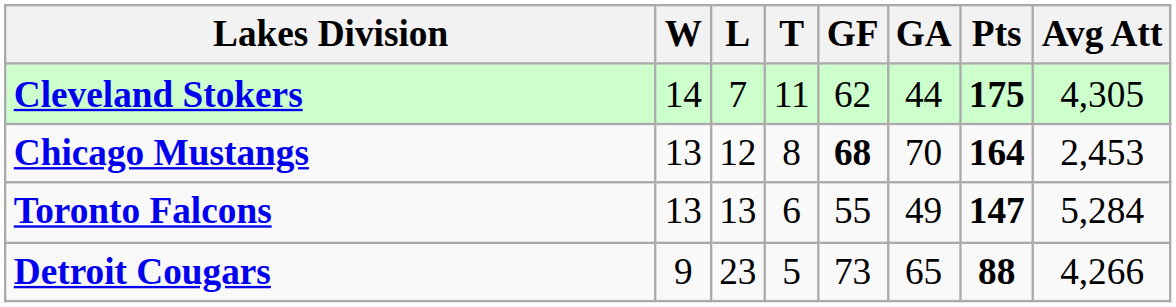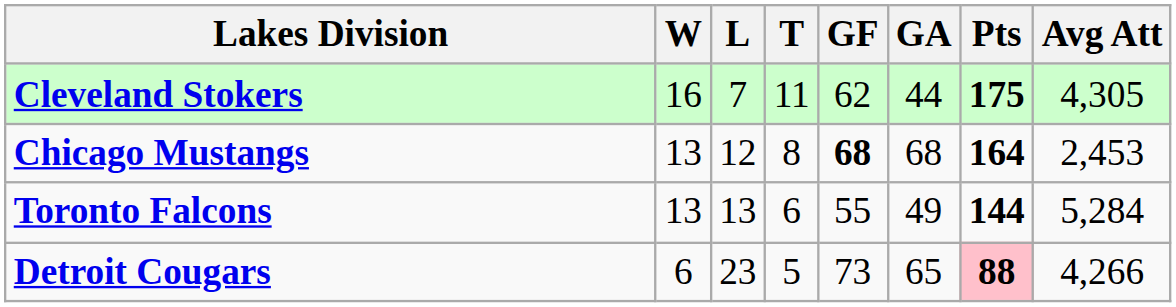(683, 93) 14 -> (683, 93) 16
(924, 152) 70 -> (924, 152) 68
(997, 211) 147 -> (997, 211) 144
(683, 270) 9 -> (683, 270) 6
(997, 270) no background -> (997, 270) pink background
